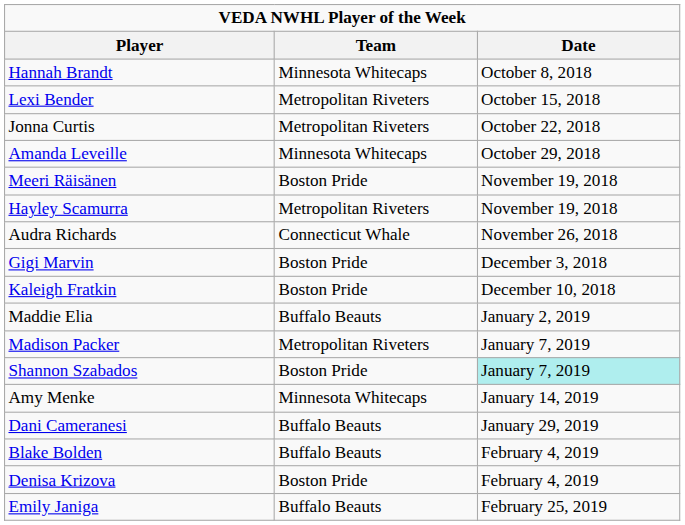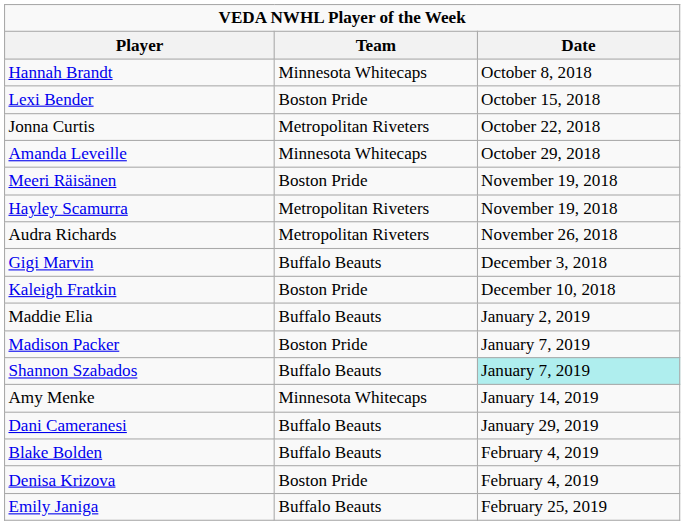(354, 99) Metropolitan Riveters -> (323, 99) Boston Pride
(344, 235) Connecticut Whale -> (354, 235) Metropolitan Riveters
(323, 262) Boston Pride -> (330, 262) Buffalo Beauts
(354, 343) Metropolitan Riveters -> (323, 343) Boston Pride
(323, 371) Boston Pride -> (330, 371) Buffalo Beauts
